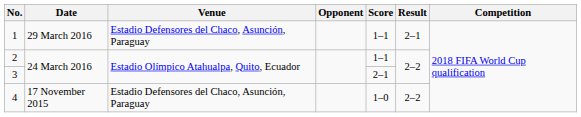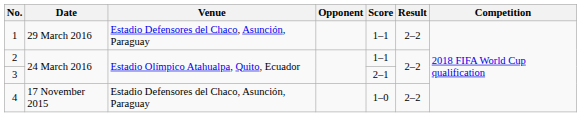(412, 35) 2–1 -> (412, 35) 2–2
